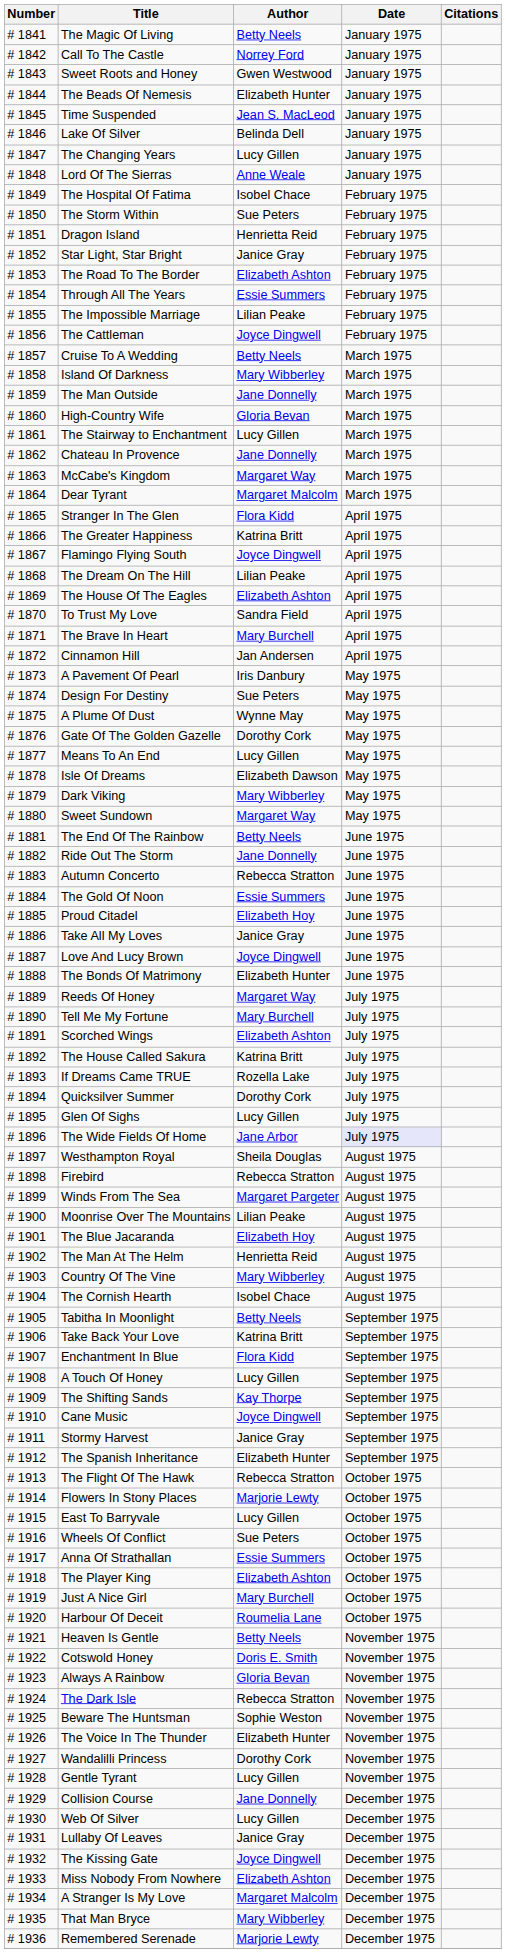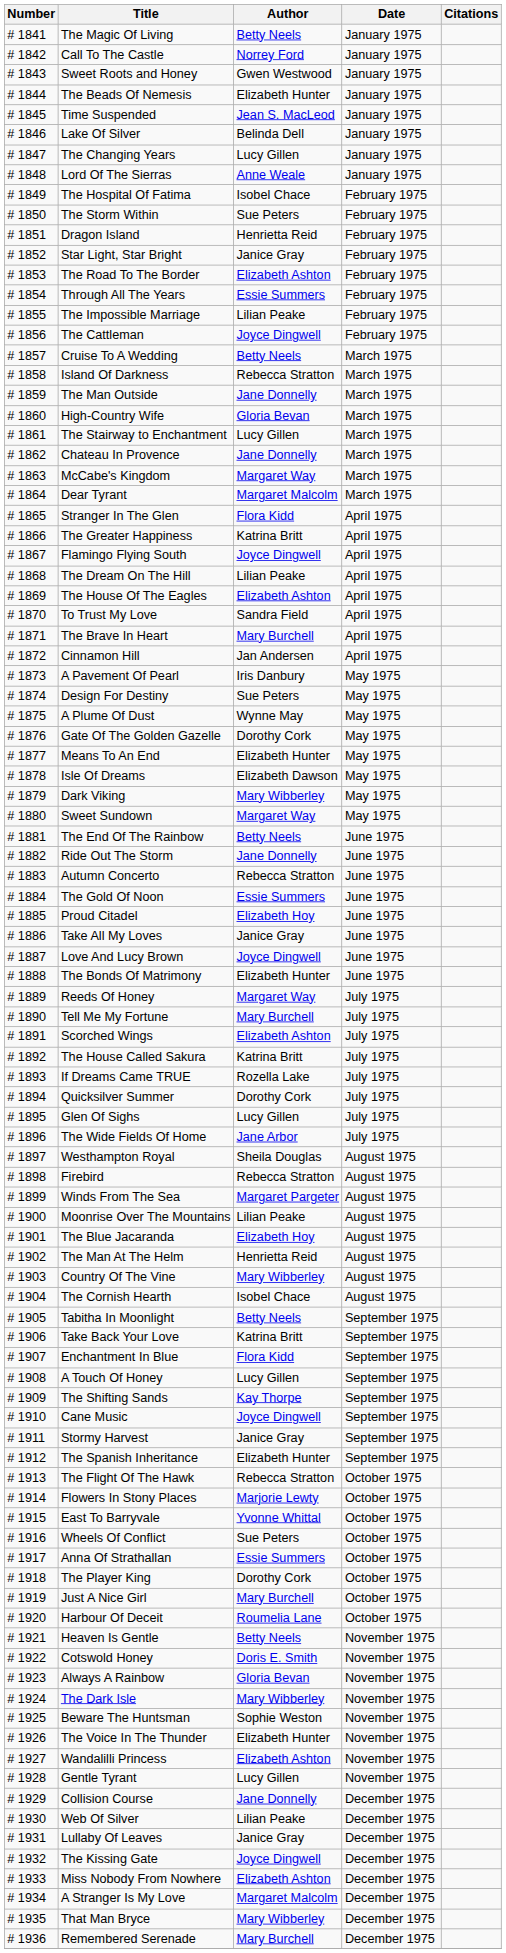(280, 375) Mary Wibberley -> (285, 375) Rebecca Stratton
(268, 756) Lucy Gillen -> (283, 756) Elizabeth Hunter
(372, 1137) lavender background -> (372, 1137) no background
(268, 1517) Lucy Gillen -> (279, 1517) Yvonne Whittal
(284, 1578) Elizabeth Ashton -> (274, 1578) Dorothy Cork
(285, 1698) Rebecca Stratton -> (280, 1698) Mary Wibberley
(274, 1758) Dorothy Cork -> (284, 1758) Elizabeth Ashton
(268, 1818) Lucy Gillen -> (271, 1818) Lilian Peake
(278, 1938) Marjorie Lewty -> (275, 1938) Mary Burchell
